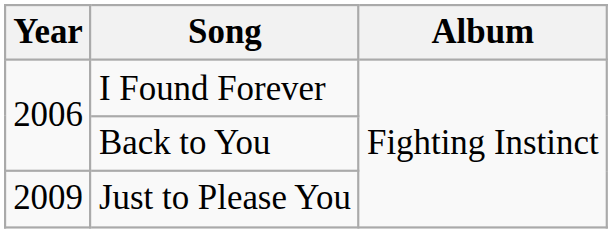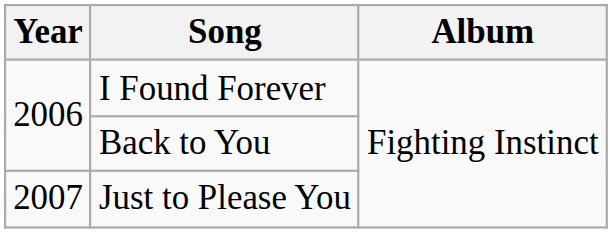(48, 198) 2009 -> (48, 198) 2007
